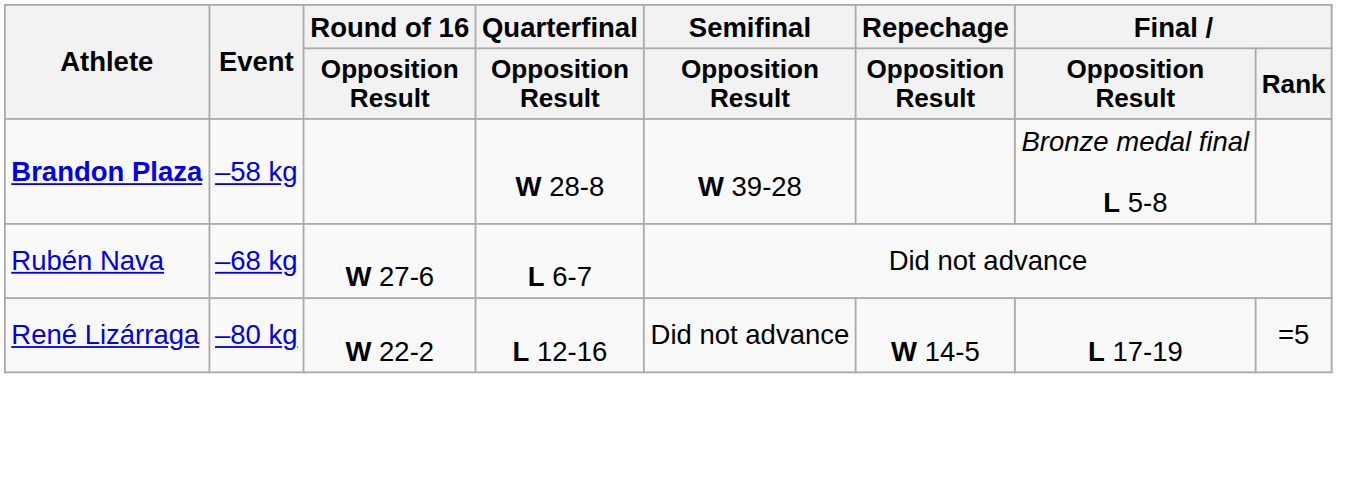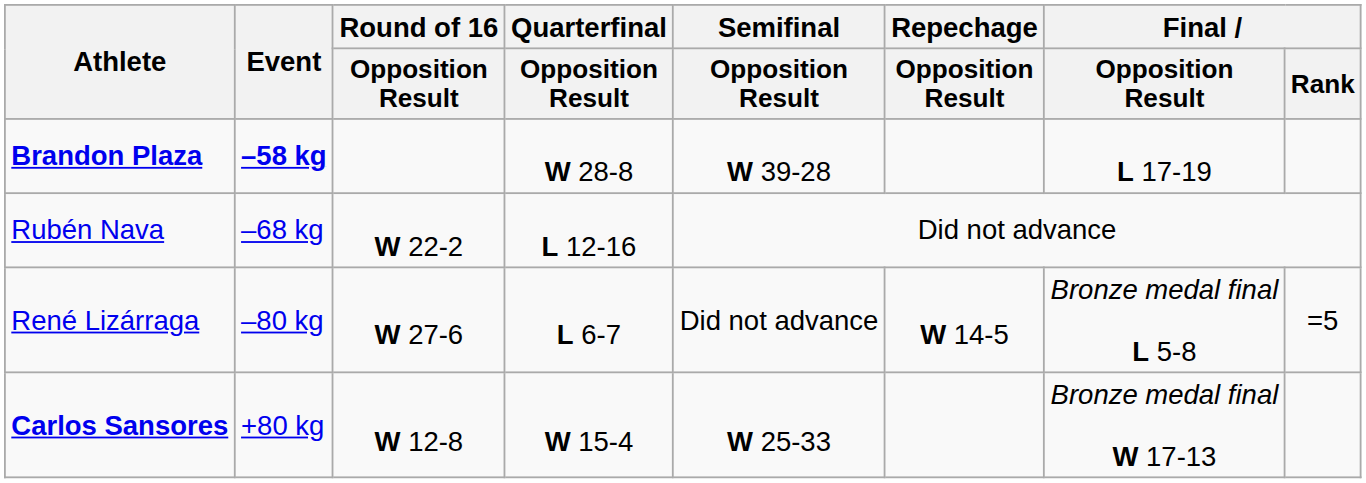(256, 171) normal -> (284, 156) bold
(1135, 171) Bronze medal final L 5-8 -> (1164, 171) L 17-19
(390, 276) W 27-6 -> (419, 246) W 22-2
(560, 276) L 6-7 -> (589, 246) L 12-16
(390, 351) W 22-2 -> (419, 335) W 27-6
(560, 351) L 12-16 -> (589, 335) L 6-7
(1135, 351) L 17-19 -> (1164, 320) Bronze medal final L 5-8
+ row: (120, 425)
